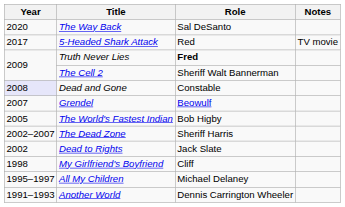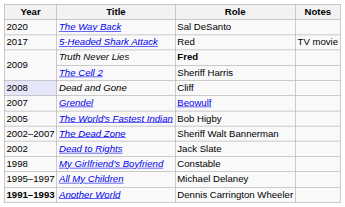(228, 73) Sheriff Walt Bannerman -> (205, 73) Sheriff Harris
(199, 88) Constable -> (185, 88) Cliff
(205, 133) Sheriff Harris -> (228, 133) Sheriff Walt Bannerman
(185, 164) Cliff -> (199, 164) Constable
(31, 194) normal -> (31, 194) bold
